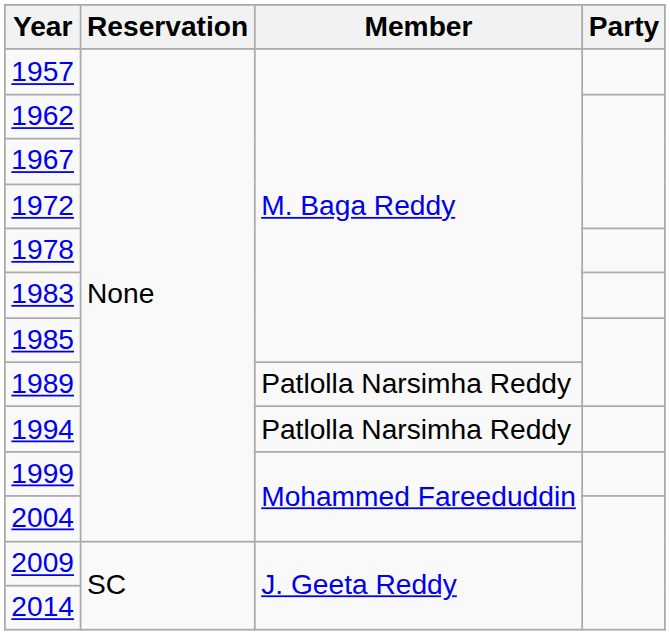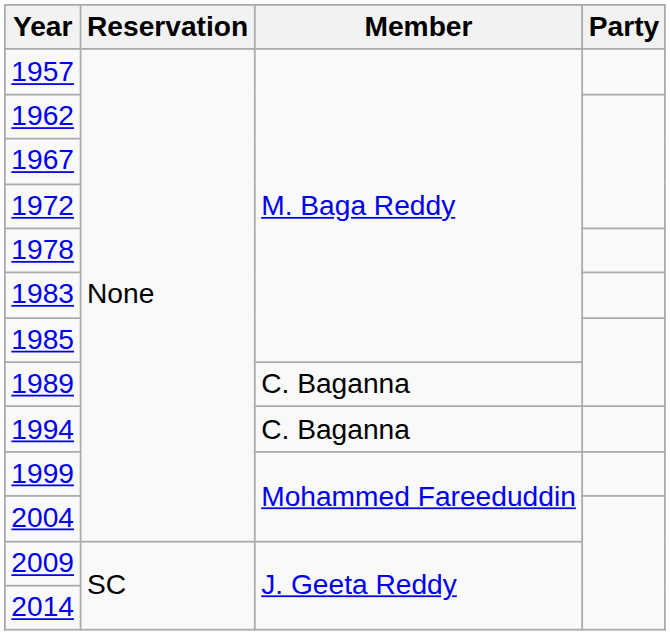(416, 384) Patlolla Narsimha Reddy -> (336, 384) C. Baganna
(416, 428) Patlolla Narsimha Reddy -> (336, 428) C. Baganna
